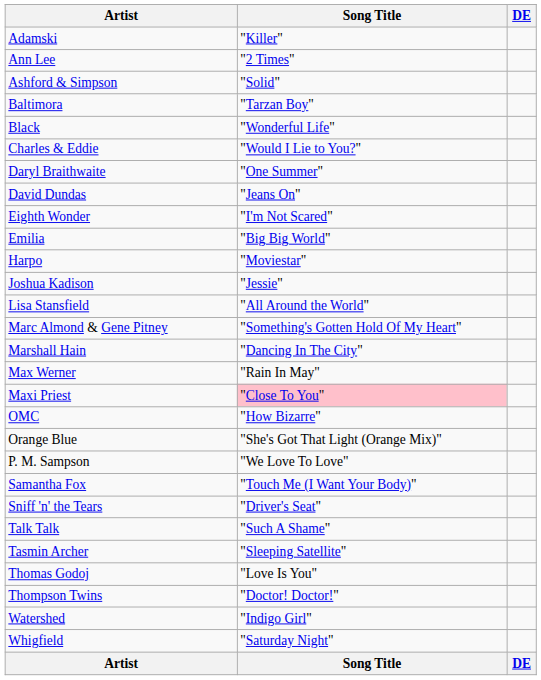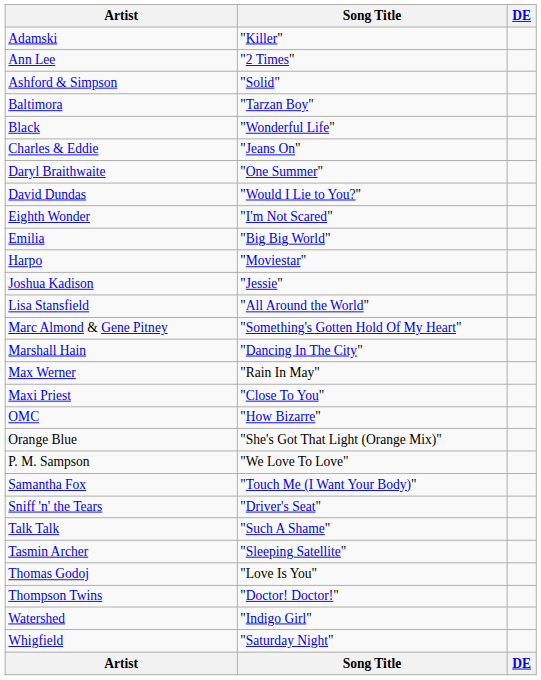(301, 149) "Would I Lie to You?" -> (270, 149) "Jeans On"
(270, 194) "Jeans On" -> (301, 194) "Would I Lie to You?"
(282, 395) pink background -> (282, 395) no background
